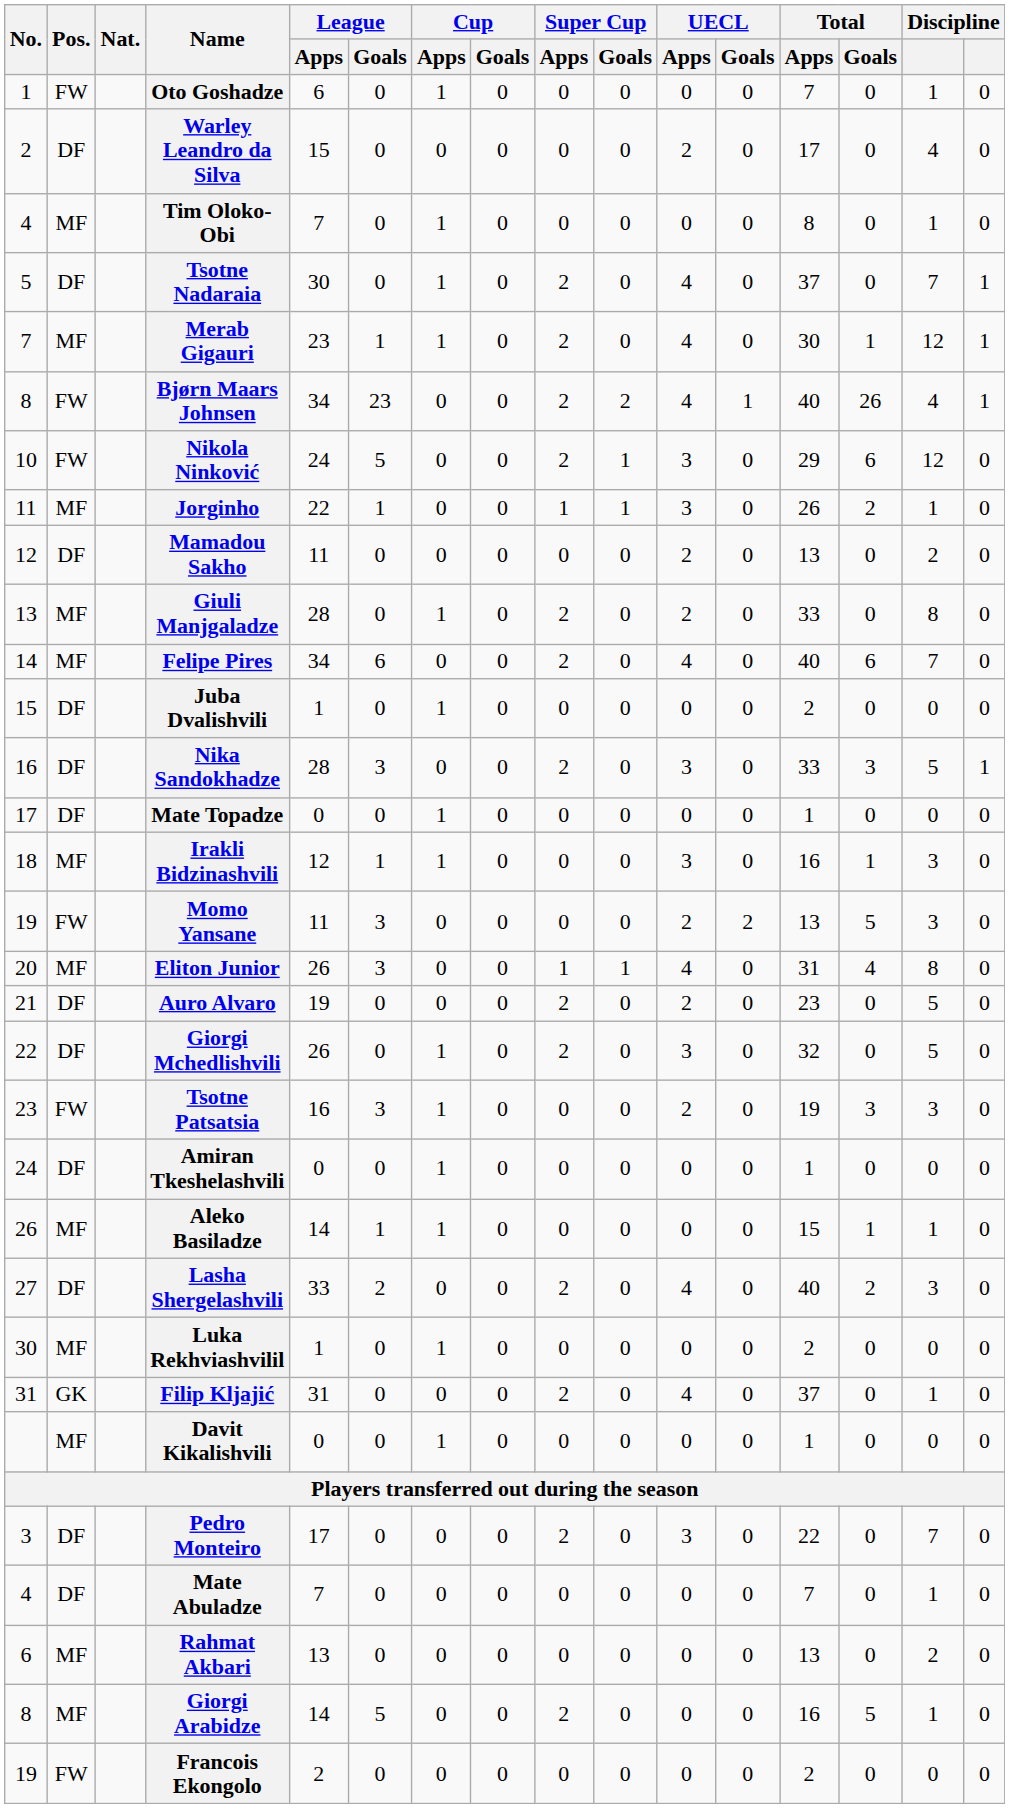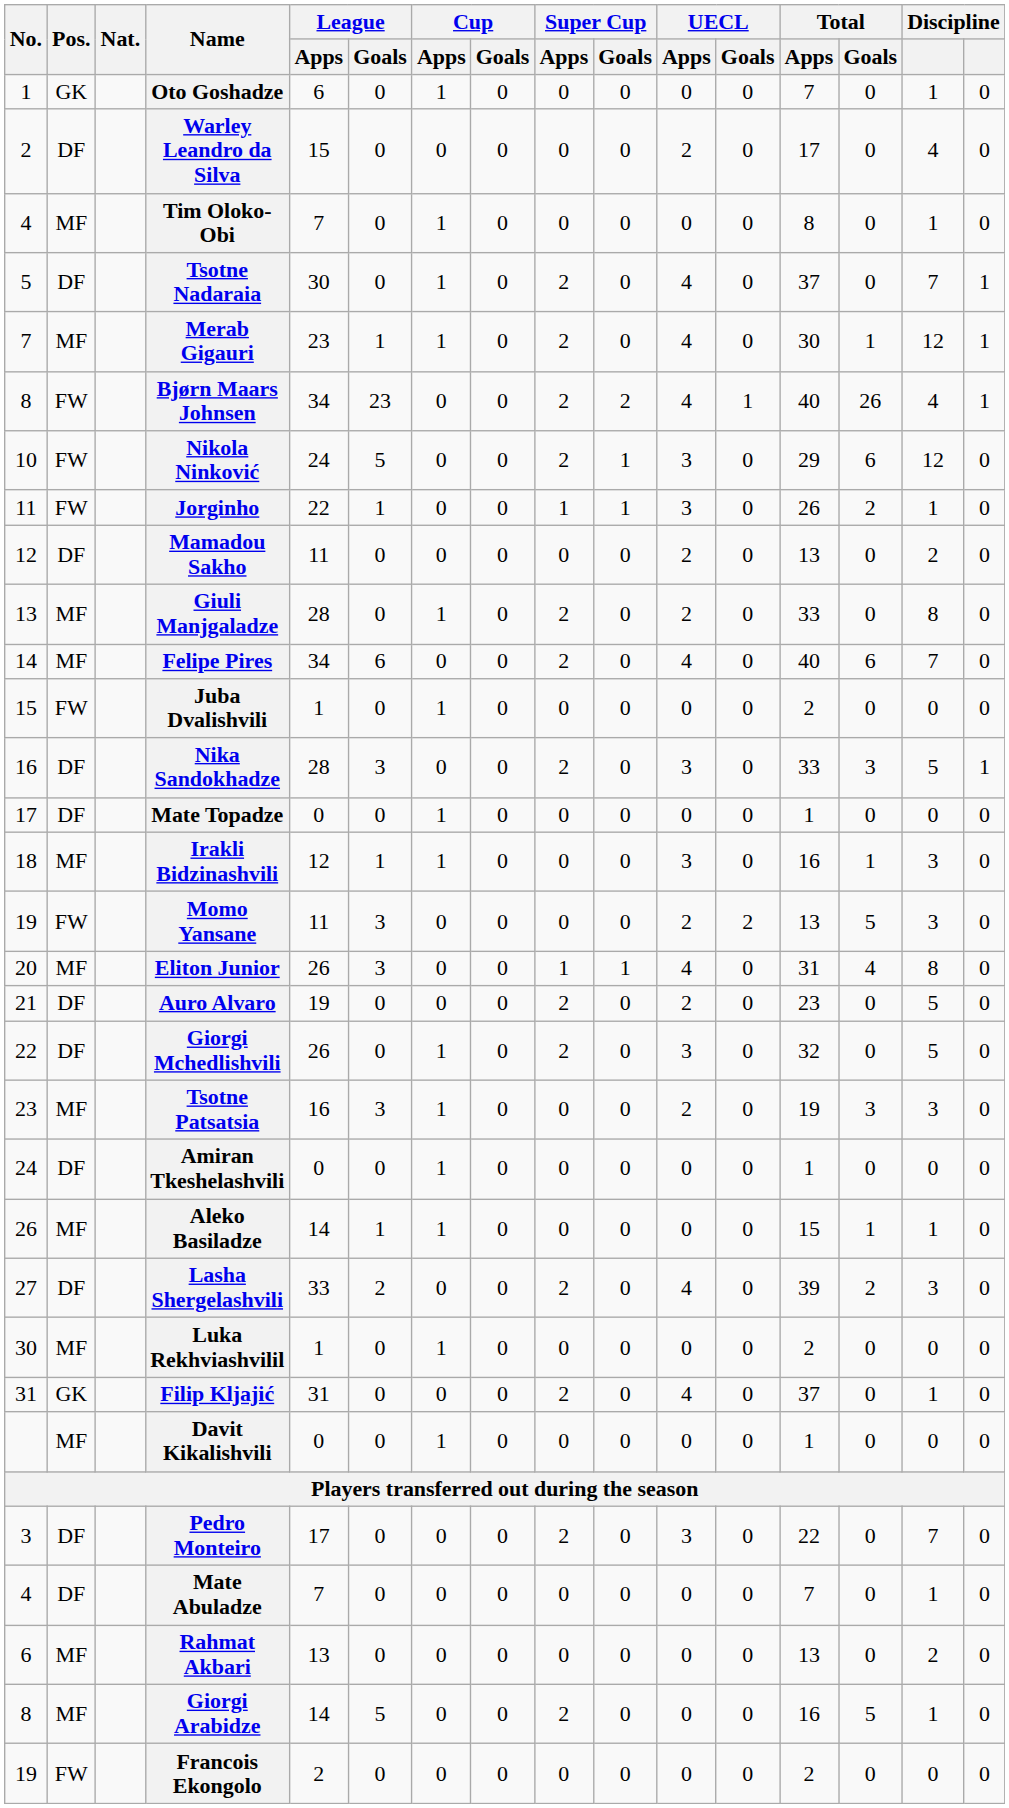(71, 91) FW -> (71, 91) GK
(71, 507) MF -> (71, 507) FW
(71, 708) DF -> (71, 708) FW
(71, 1109) FW -> (71, 1109) MF
(809, 1287) 40 -> (809, 1287) 39
